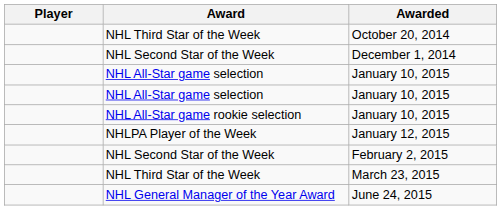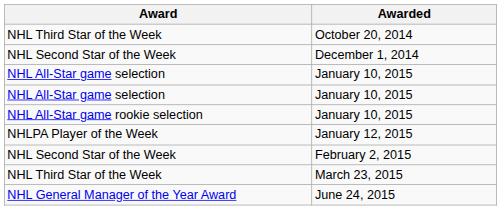- column: (54, 14)
